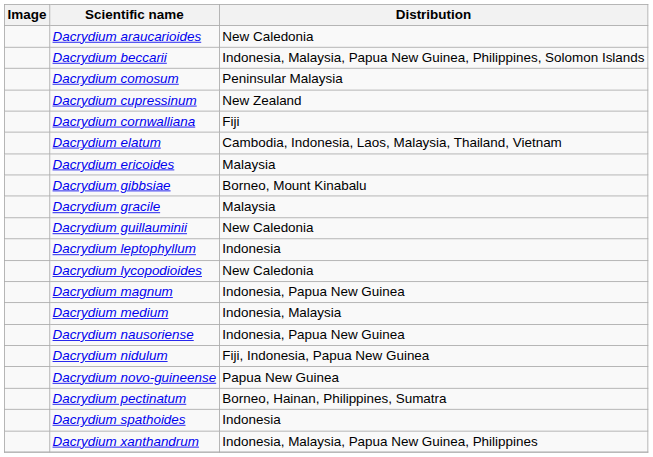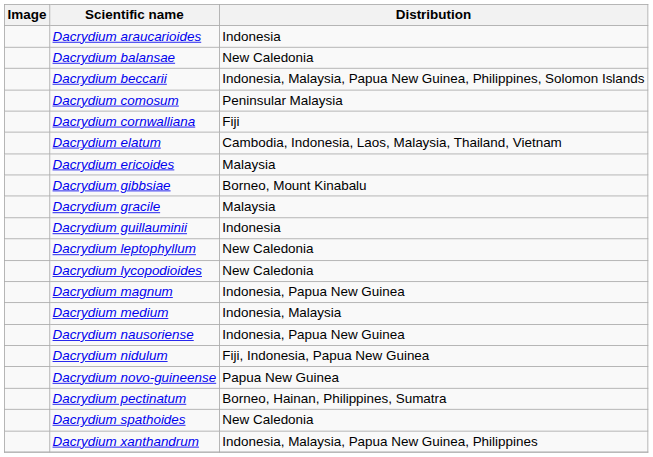(268, 36) New Caledonia -> (252, 36) Indonesia
+ row: (114, 57)
- row: (125, 100)
(268, 228) New Caledonia -> (252, 228) Indonesia
(252, 249) Indonesia -> (268, 249) New Caledonia
(252, 420) Indonesia -> (268, 420) New Caledonia
